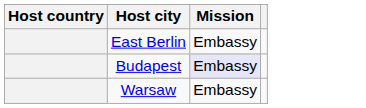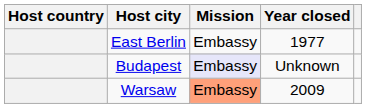+ column: (307, 16)
(225, 90) no background -> (225, 90) lightsalmon background
